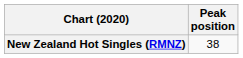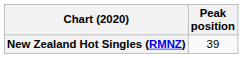(213, 44) 38 -> (213, 44) 39
